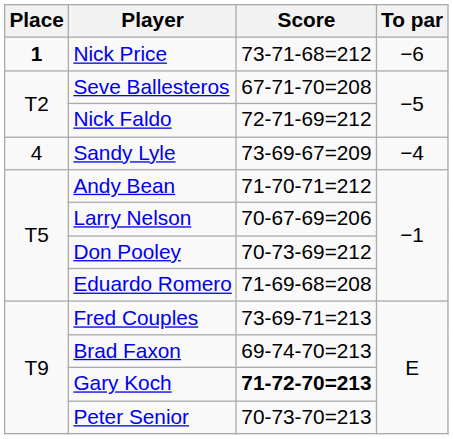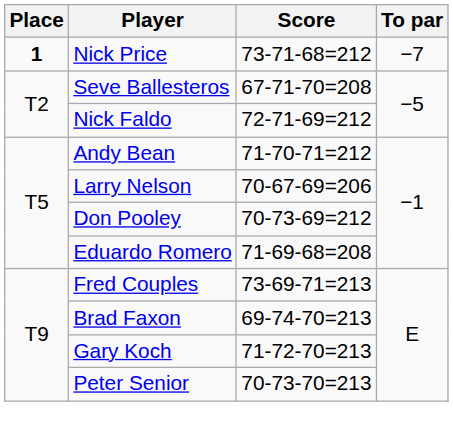(412, 53) −6 -> (412, 53) −7
- row: (124, 152)
(306, 383) bold -> (306, 350) normal
